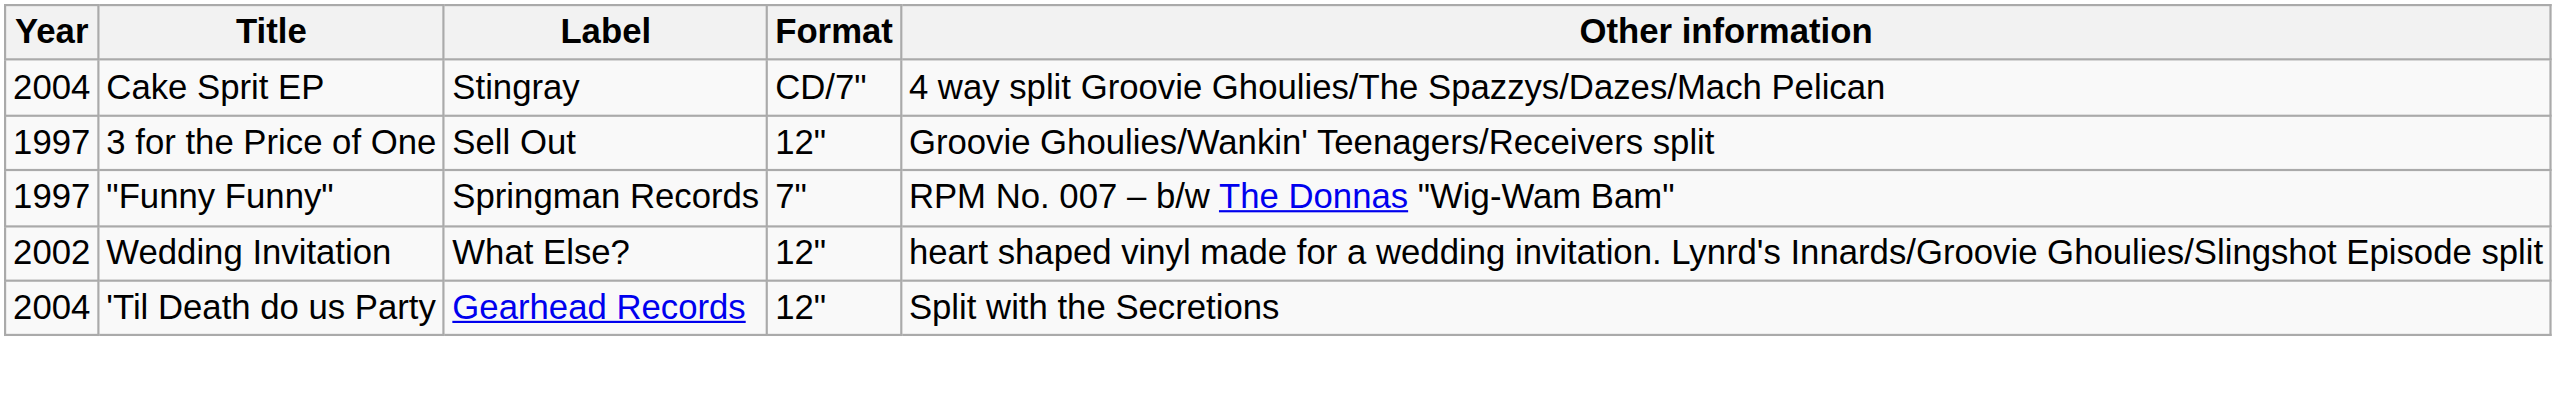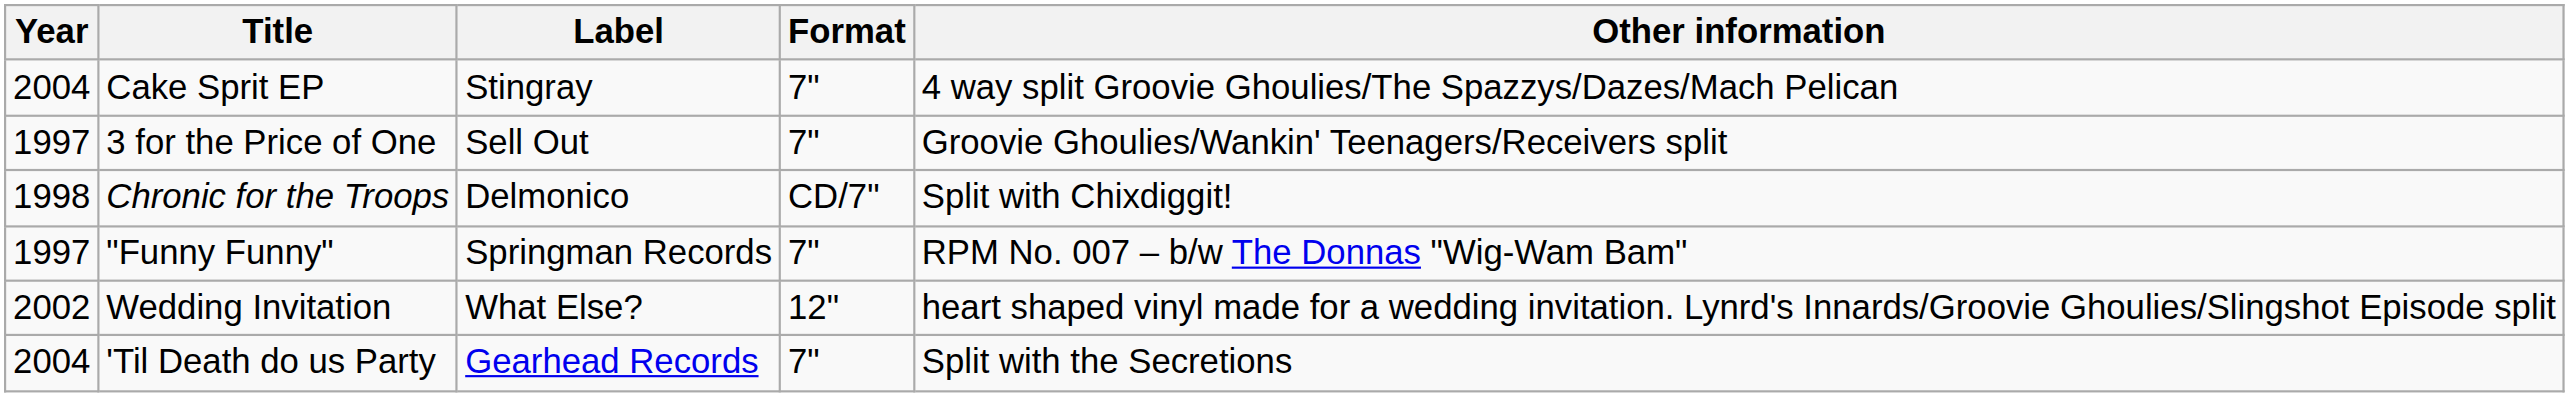(821, 87) CD/7" -> (804, 87) 7"
(801, 142) 12" -> (804, 142) 7"
+ row: (278, 197)
(801, 307) 12" -> (804, 362) 7"
